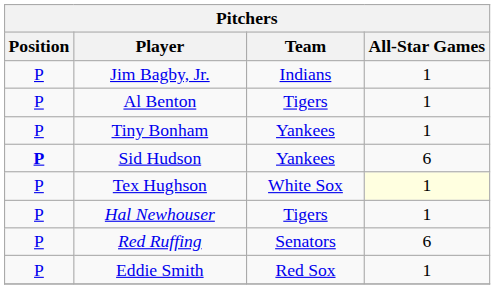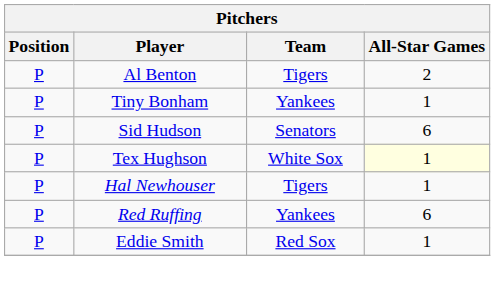- row: (160, 74)
(427, 102) 1 -> (427, 74) 2
(39, 158) bold -> (39, 130) normal
(305, 158) Yankees -> (305, 130) Senators
(305, 241) Senators -> (305, 213) Yankees
